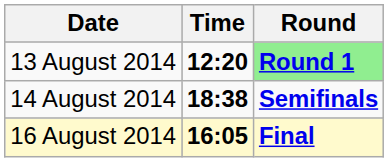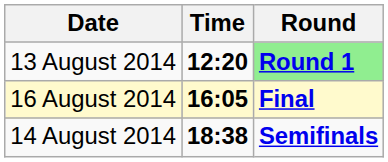rows swapped: (93, 99) <-> (93, 136)
